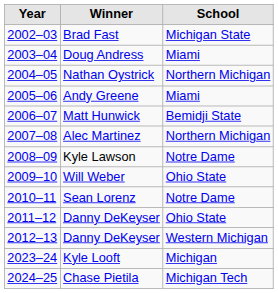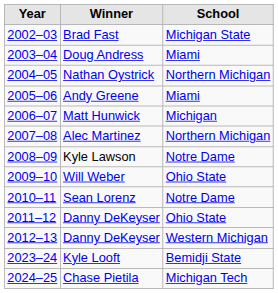(203, 116) Bemidji State -> (191, 116) Michigan
(191, 258) Michigan -> (203, 258) Bemidji State
